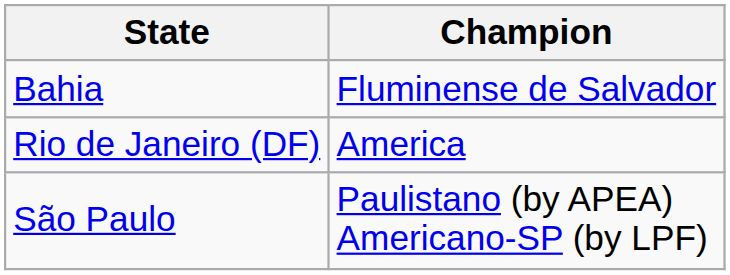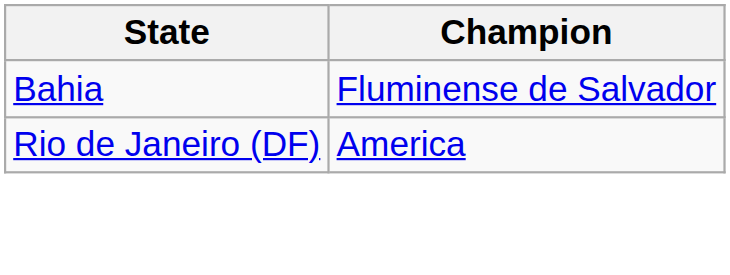- row: (94, 219)
